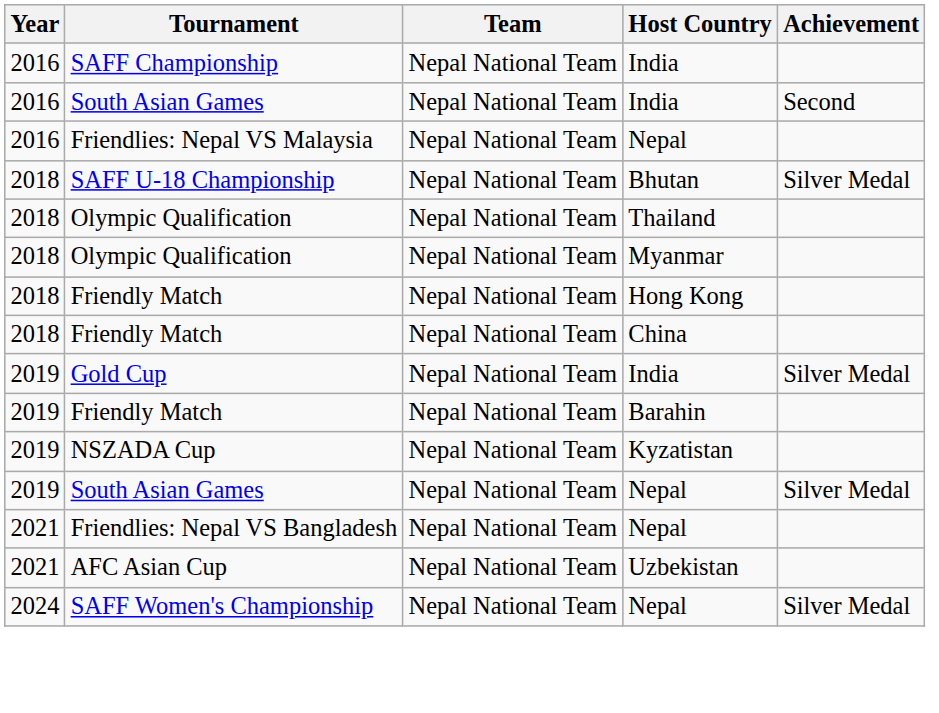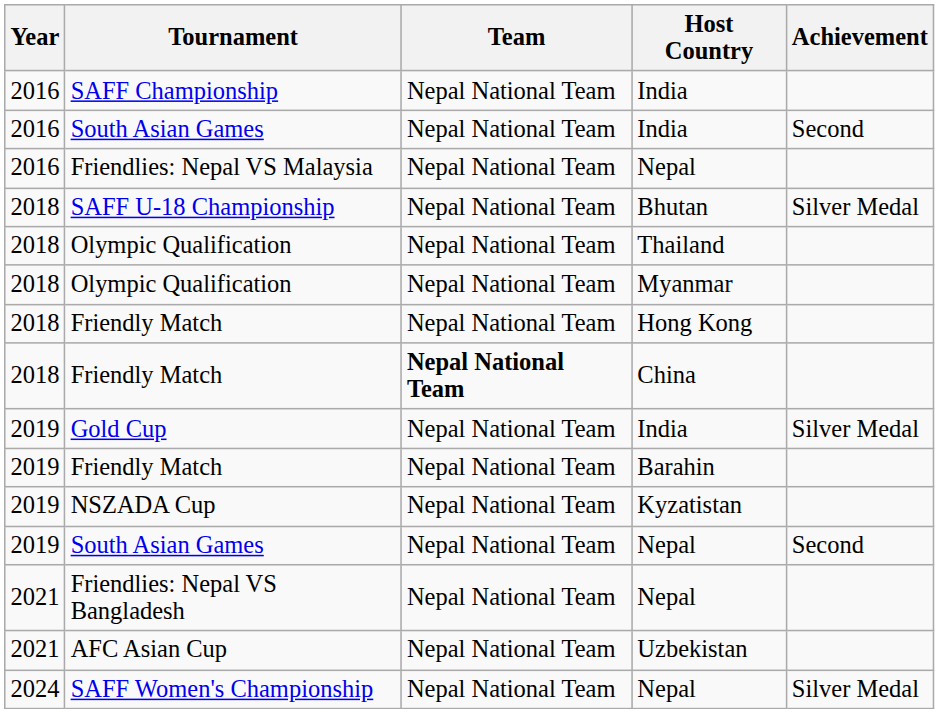(513, 334) normal -> (485, 375) bold
(847, 489) Silver Medal -> (828, 544) Second
